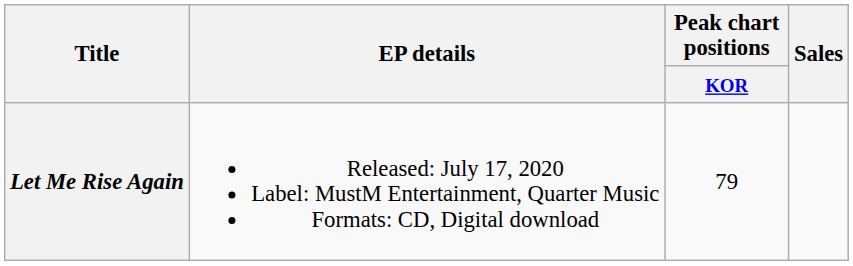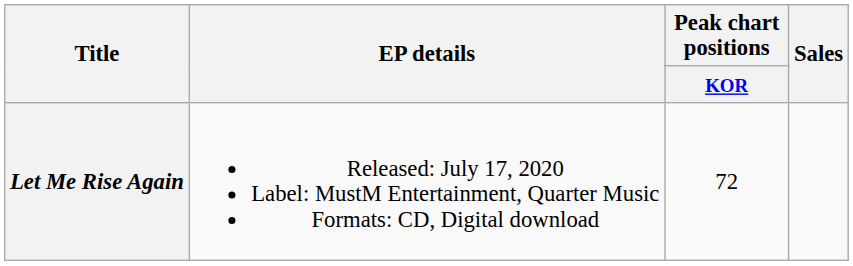(727, 181) 79 -> (727, 181) 72
